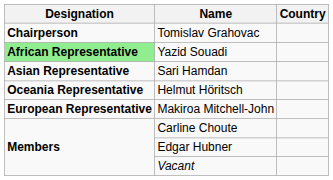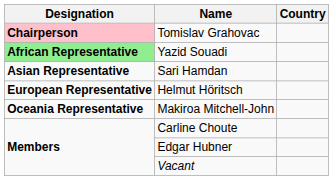(42, 33) no background -> (42, 33) pink background
(75, 90) Oceania Representative -> (79, 90) European Representative
(79, 109) European Representative -> (75, 109) Oceania Representative
